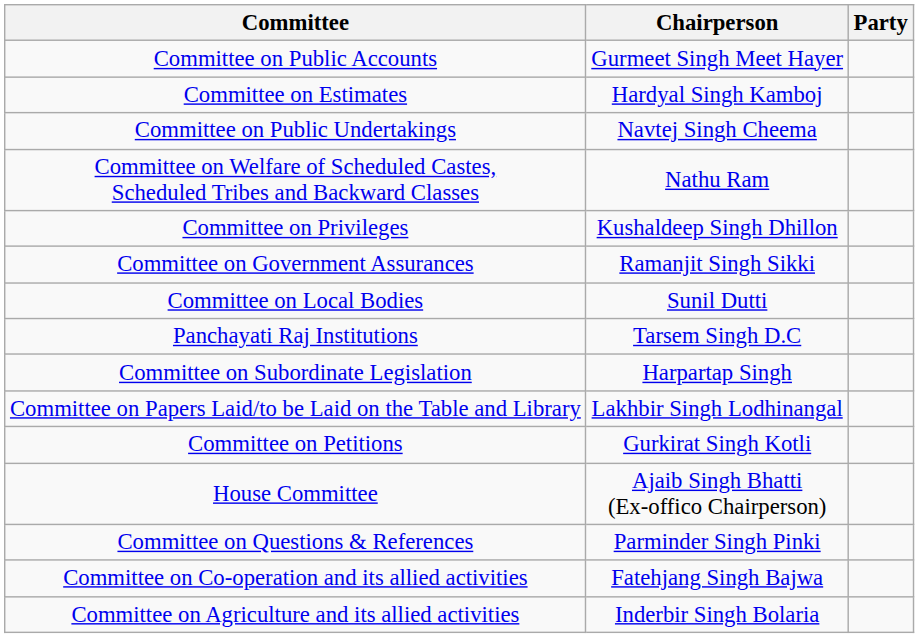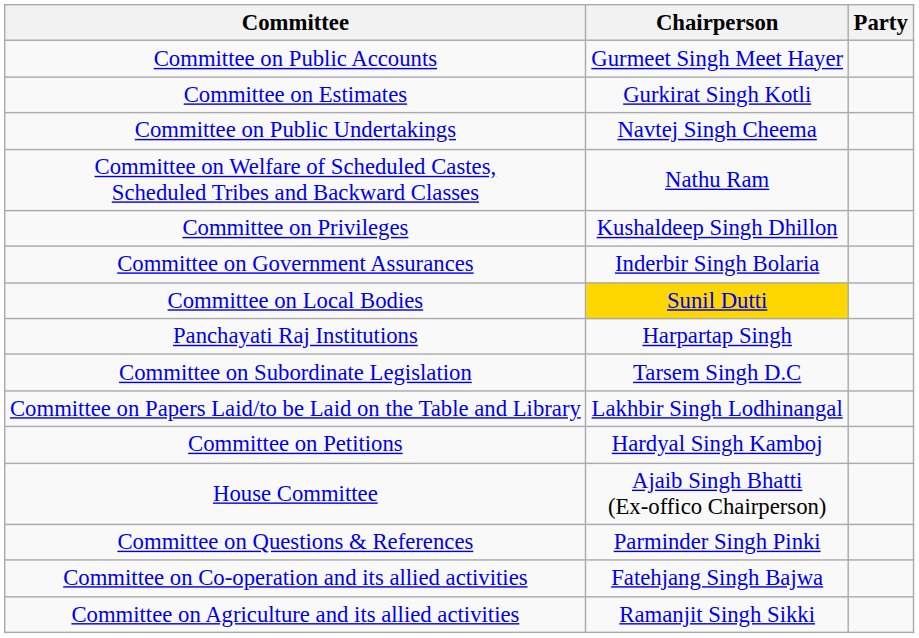(717, 94) Hardyal Singh Kamboj -> (717, 94) Gurkirat Singh Kotli
(717, 264) Ramanjit Singh Sikki -> (717, 264) Inderbir Singh Bolaria
(717, 300) no background -> (717, 300) gold background
(717, 336) Tarsem Singh D.C -> (717, 336) Harpartap Singh
(717, 372) Harpartap Singh -> (717, 372) Tarsem Singh D.C
(717, 444) Gurkirat Singh Kotli -> (717, 444) Hardyal Singh Kamboj
(717, 614) Inderbir Singh Bolaria -> (717, 614) Ramanjit Singh Sikki
